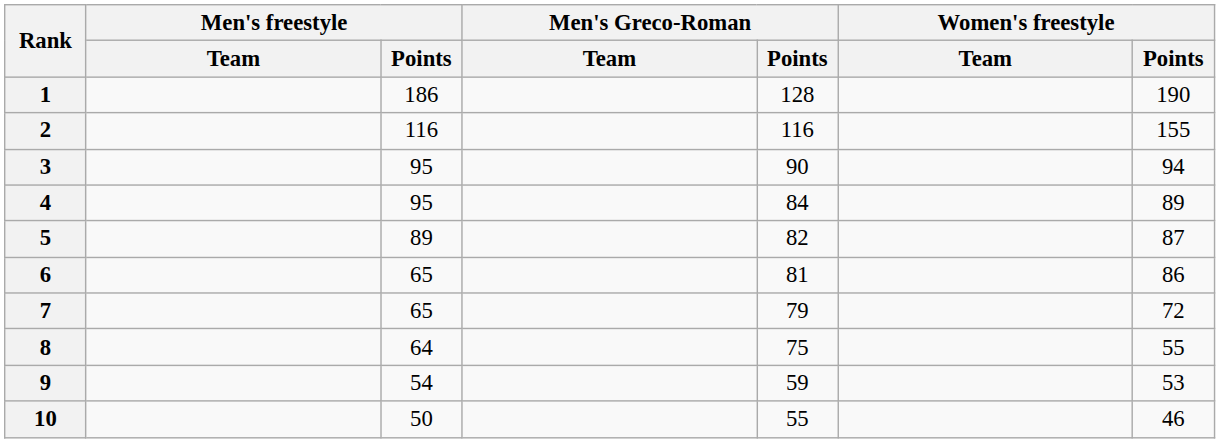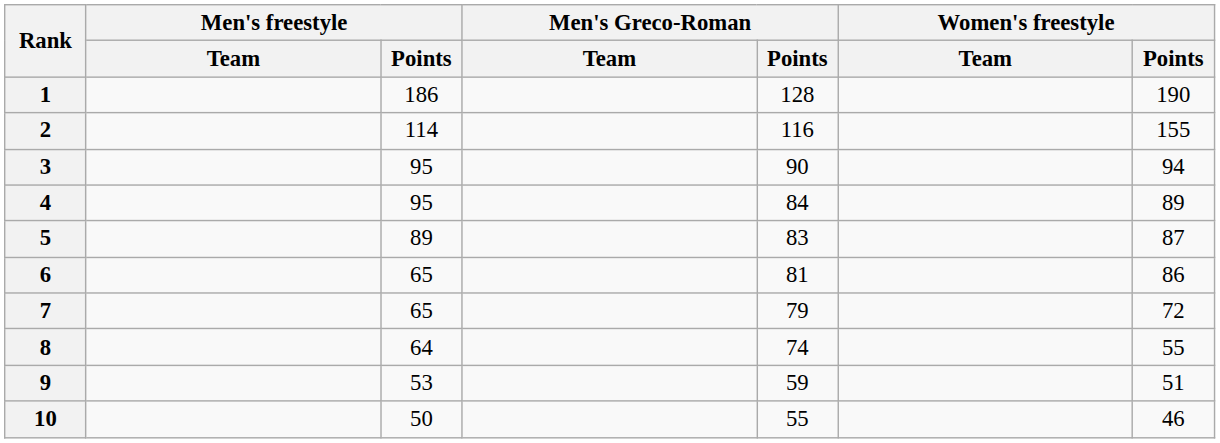(421, 130) 116 -> (421, 130) 114
(797, 238) 82 -> (797, 238) 83
(797, 346) 75 -> (797, 346) 74
(421, 382) 54 -> (421, 382) 53
(1173, 382) 53 -> (1173, 382) 51
